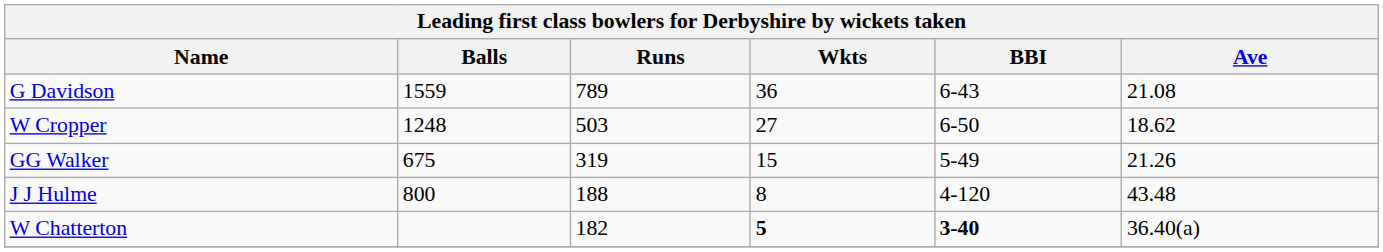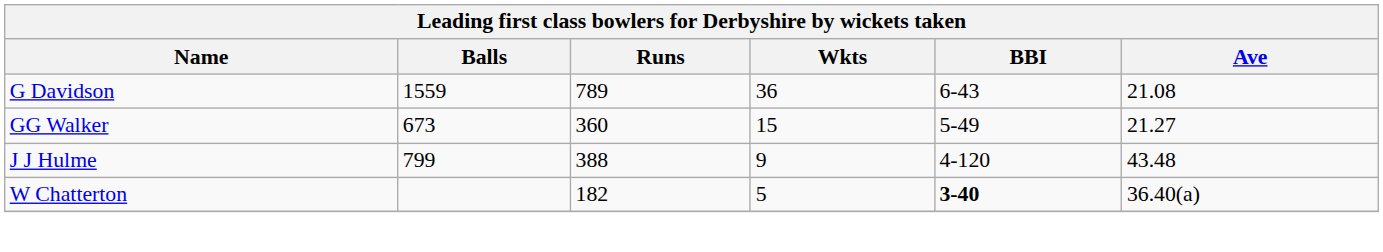- row: (58, 125)
(419, 159) 675 -> (419, 125) 673
(592, 159) 319 -> (592, 125) 360
(1151, 159) 21.26 -> (1151, 125) 21.27
(419, 194) 800 -> (419, 159) 799
(592, 194) 188 -> (592, 159) 388
(761, 194) 8 -> (761, 159) 9
(761, 228) bold -> (761, 194) normal
